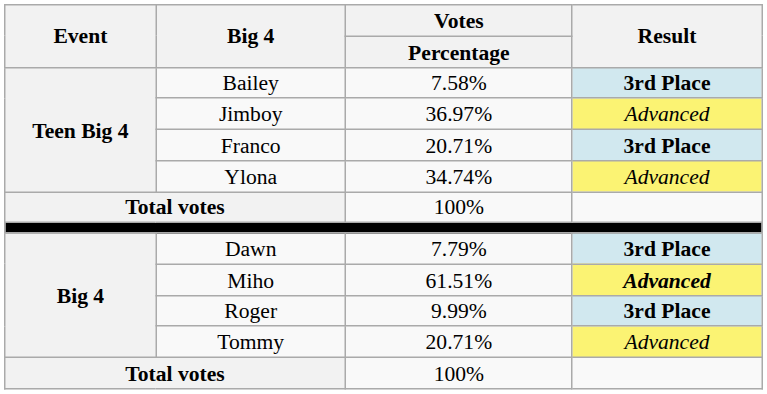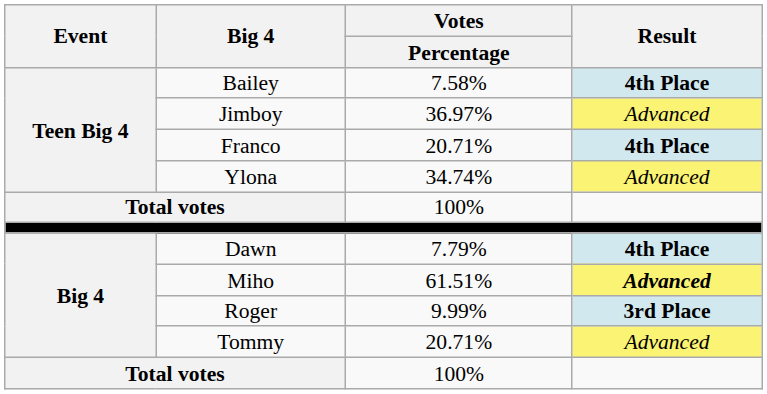(667, 83) 3rd Place -> (667, 83) 4th Place
(667, 145) 3rd Place -> (667, 145) 4th Place
(667, 249) 3rd Place -> (667, 249) 4th Place
